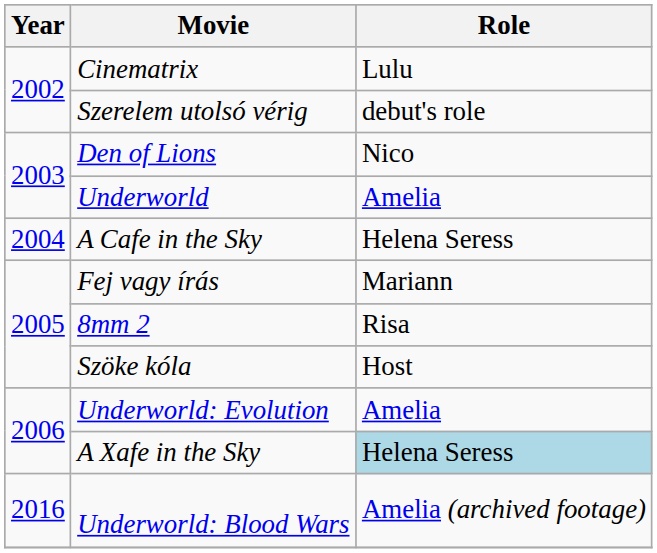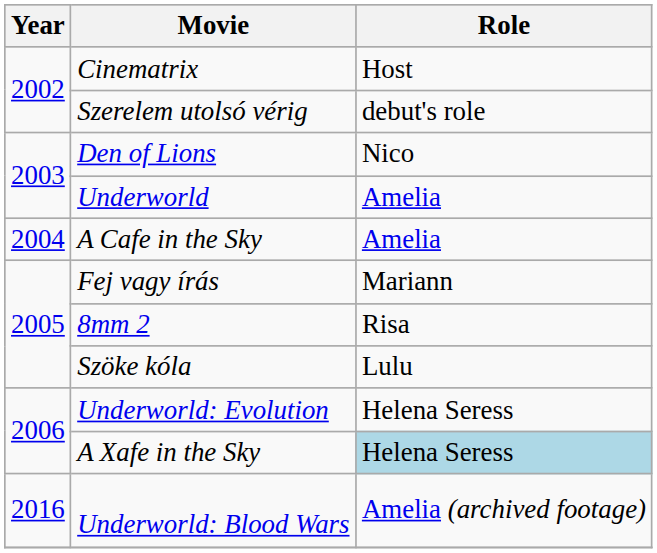(387, 68) Lulu -> (387, 68) Host
(438, 238) Helena Seress -> (401, 238) Amelia
(387, 366) Host -> (387, 366) Lulu
(401, 409) Amelia -> (438, 409) Helena Seress
